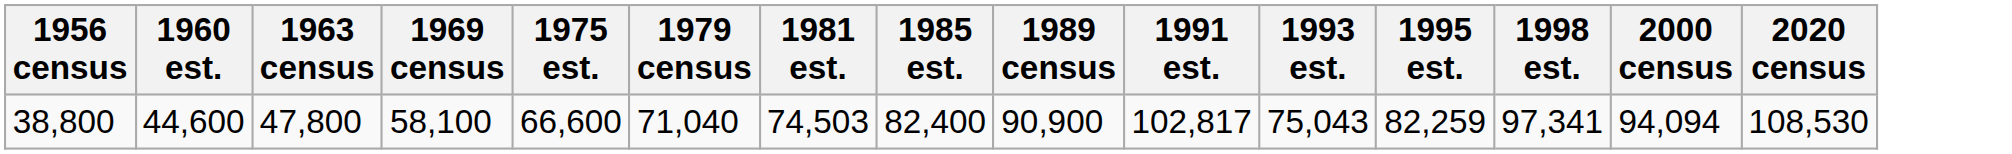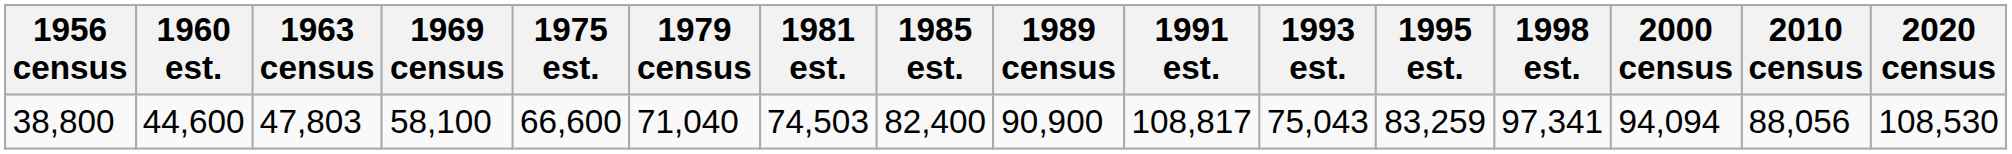+ column: (1806, 49)
(311, 121) 47,800 -> (311, 121) 47,803
(1192, 121) 102,817 -> (1192, 121) 108,817
(1435, 121) 82,259 -> (1435, 121) 83,259
